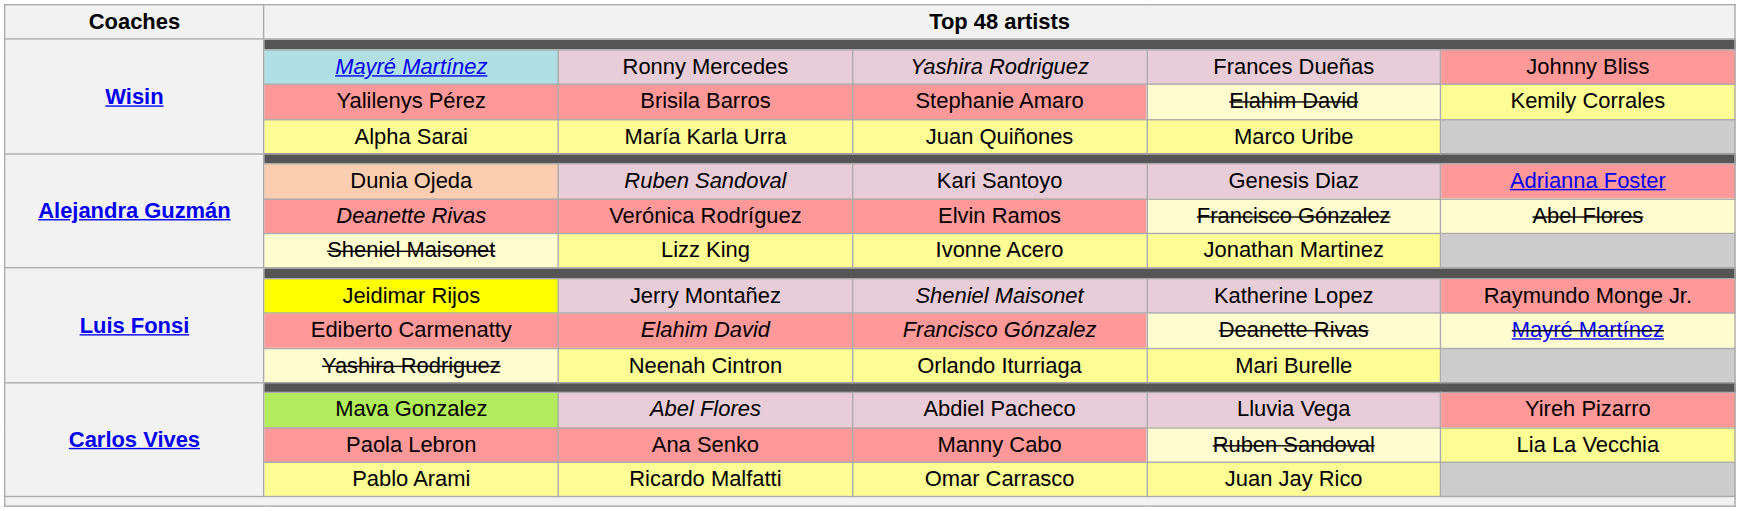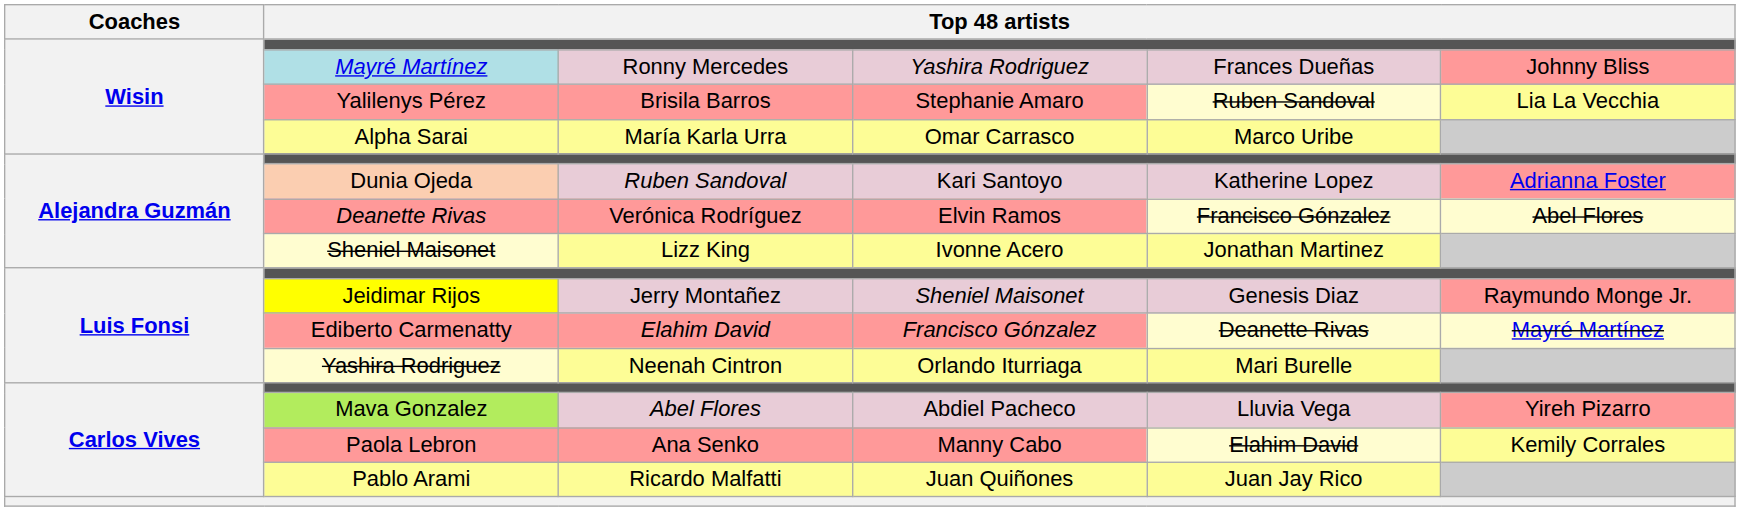(1294, 101) Elahim David -> (1294, 101) Ruben Sandoval
(1588, 101) Kemily Corrales -> (1588, 101) Lia La Vecchia
(1000, 136) Juan Quiñones -> (1000, 136) Omar Carrasco
(1294, 181) Genesis Diaz -> (1294, 181) Katherine Lopez
(1294, 295) Katherine Lopez -> (1294, 295) Genesis Diaz
(1294, 444) Ruben Sandoval -> (1294, 444) Elahim David
(1588, 444) Lia La Vecchia -> (1588, 444) Kemily Corrales
(1000, 479) Omar Carrasco -> (1000, 479) Juan Quiñones
